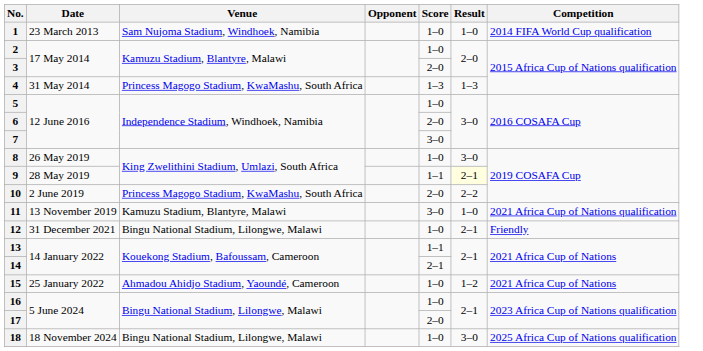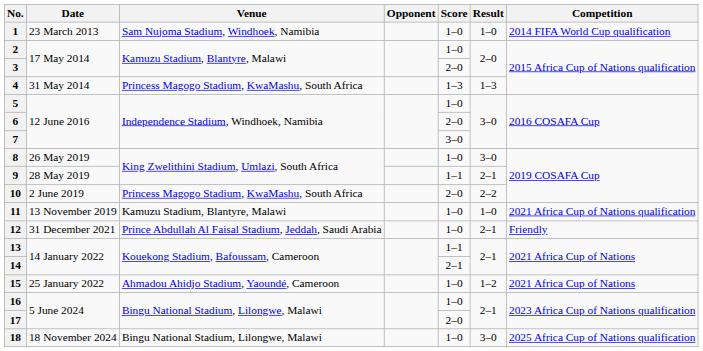(469, 175) lightyellow background -> (488, 175) no background
(435, 211) 3–0 -> (454, 211) 1–0
(222, 229) Bingu National Stadium, Lilongwe, Malawi -> (252, 229) Prince Abdullah Al Faisal Stadium, Jeddah, Saudi Arabia
